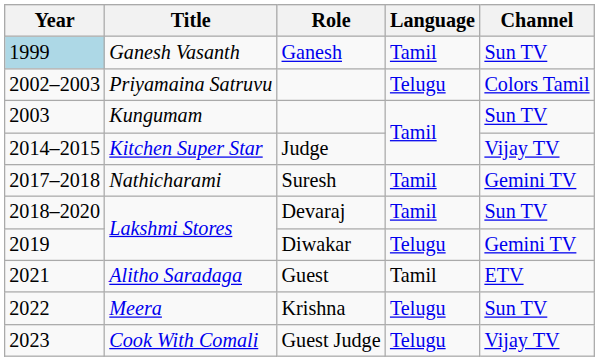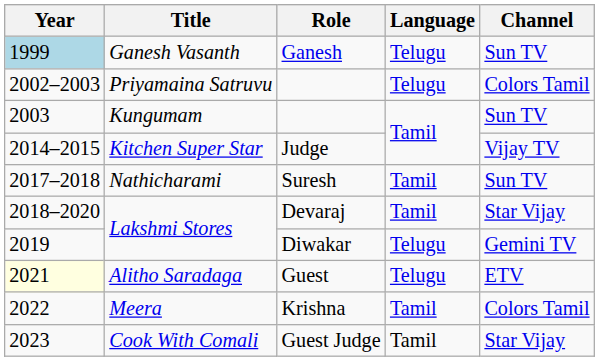(413, 52) Tamil -> (418, 52) Telugu
(530, 180) Gemini TV -> (516, 180) Sun TV
(516, 212) Sun TV -> (525, 212) Star Vijay
(29, 276) no background -> (29, 276) lightyellow background
(413, 276) Tamil -> (418, 276) Telugu
(418, 308) Telugu -> (413, 308) Tamil
(516, 308) Sun TV -> (537, 308) Colors Tamil
(418, 340) Telugu -> (413, 340) Tamil
(522, 340) Vijay TV -> (525, 340) Star Vijay
